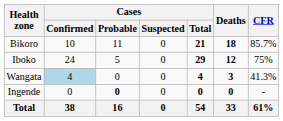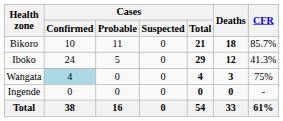(263, 60) 75% -> (263, 60) 41.3%
(263, 76) 41.3% -> (263, 76) 75%
(117, 92) bold -> (117, 92) normal
